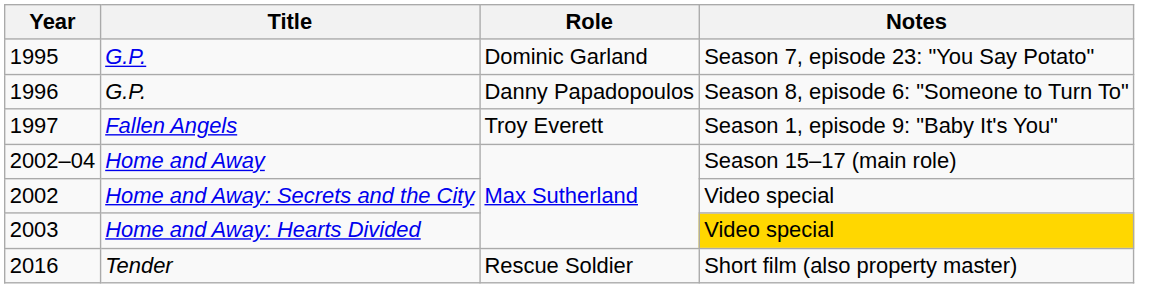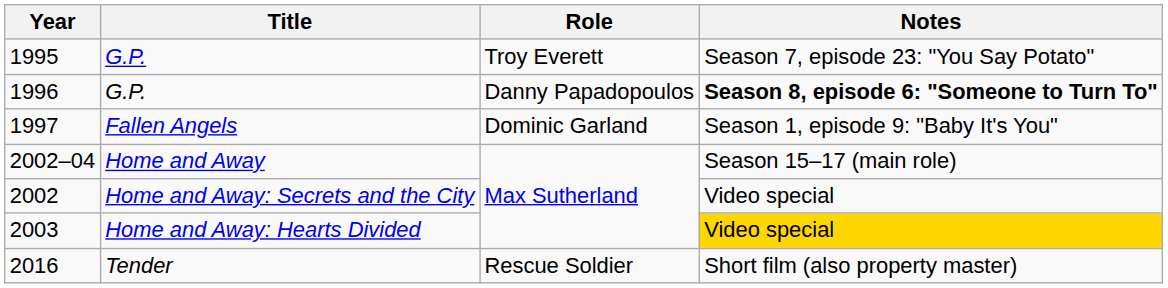(566, 56) Dominic Garland -> (544, 56) Troy Everett
(917, 91) normal -> (931, 91) bold
(544, 126) Troy Everett -> (566, 126) Dominic Garland
